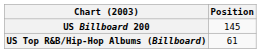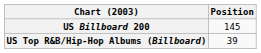(232, 41) 61 -> (232, 41) 39
